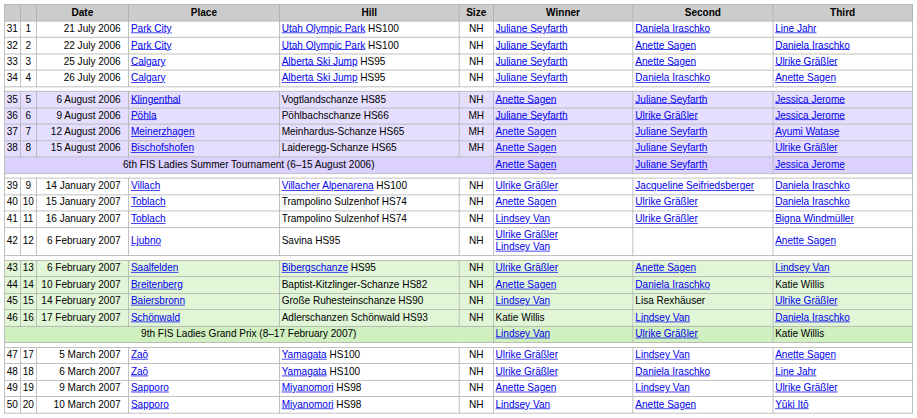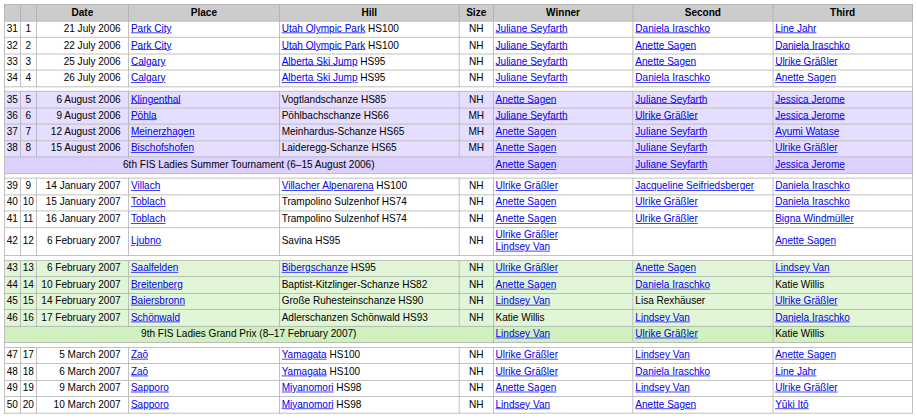(523, 219) Lindsey Van -> (526, 219) Anette Sagen
